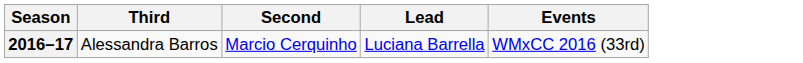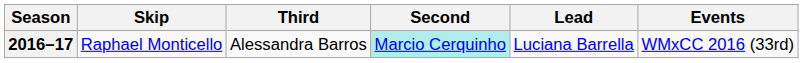+ column: (152, 17)
(291, 44) no background -> (440, 44) paleturquoise background
